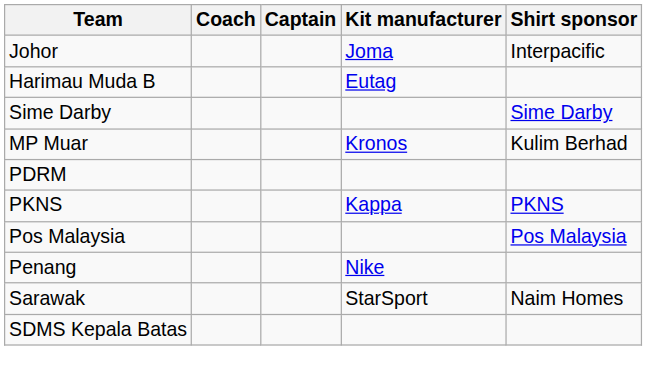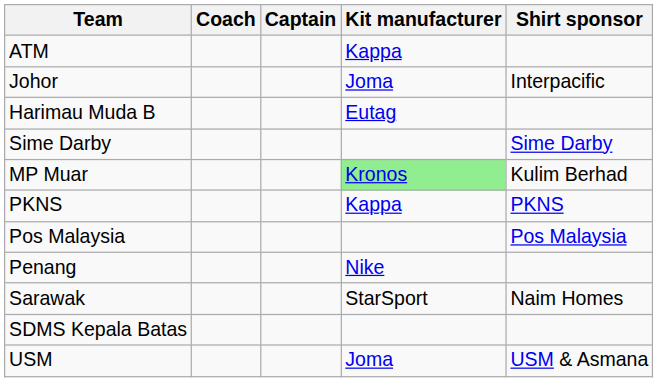+ row: (29, 50)
(376, 143) no background -> (376, 174) lightgreen background
- row: (38, 174)
+ row: (31, 360)
